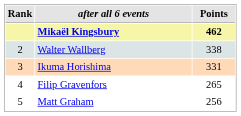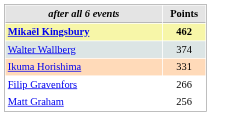- column: (20, 14)
(214, 49) 338 -> (184, 49) 374
(214, 84) 265 -> (184, 84) 266
